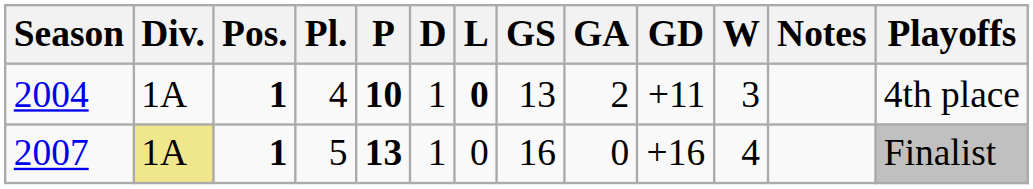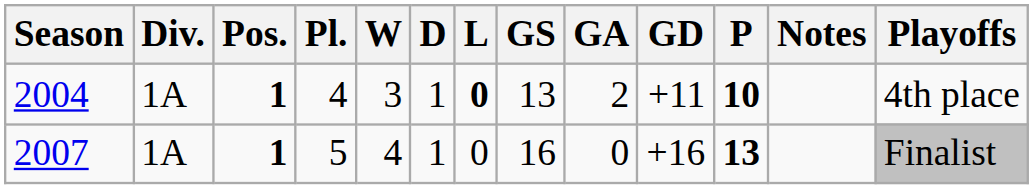columns swapped: (741, 34) <-> (383, 34)
(164, 152) khaki background -> (164, 152) no background
